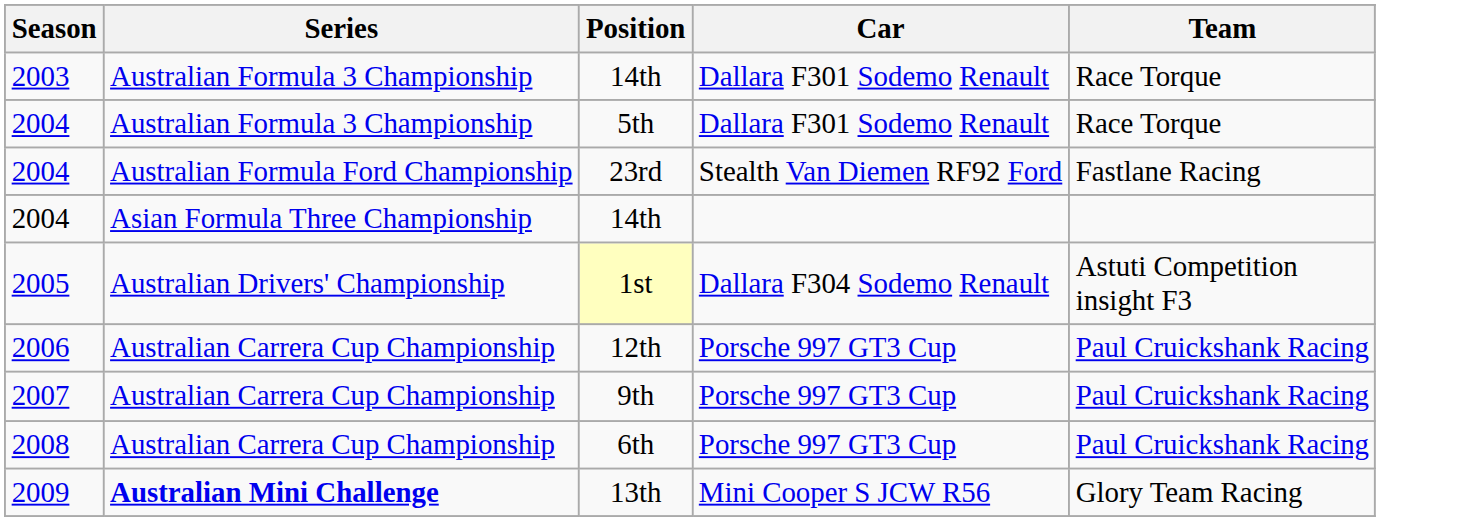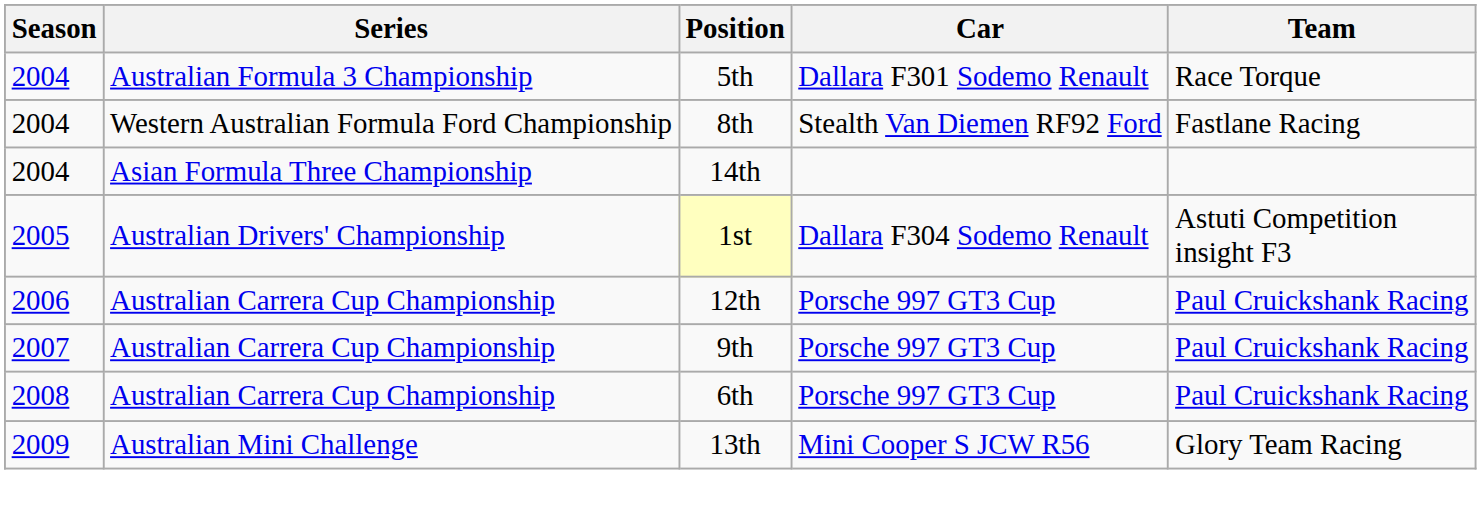- row: (41, 76)
- row: (41, 171)
+ row: (41, 123)
(274, 491) bold -> (264, 443) normal
